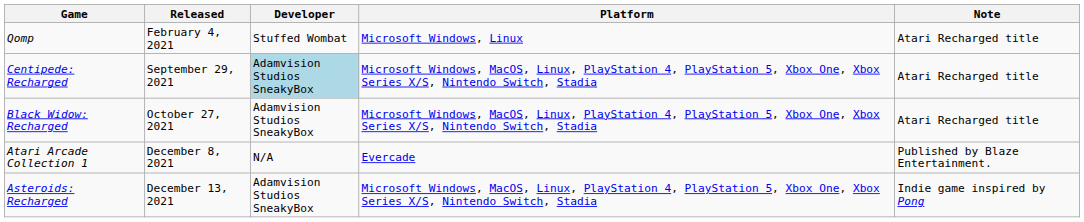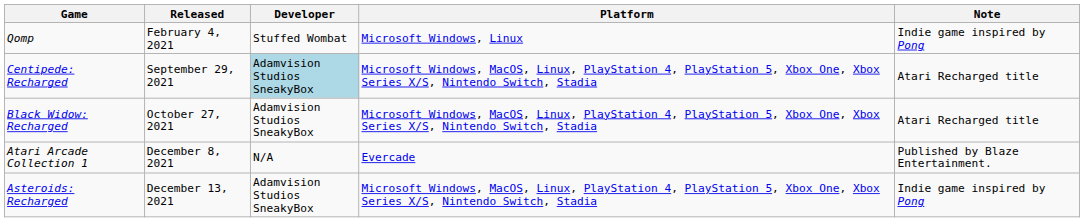(968, 38) Atari Recharged title -> (972, 38) Indie game inspired by Pong
